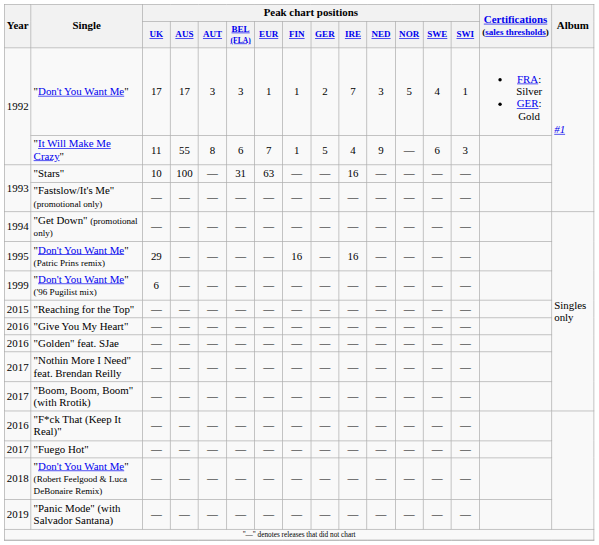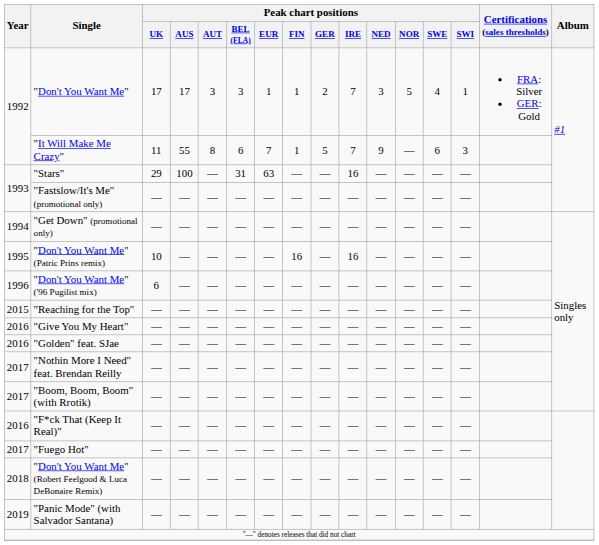(353, 150) 4 -> (353, 150) 7
(156, 173) 10 -> (156, 173) 29
(156, 256) 29 -> (156, 256) 10
(18, 285) 1999 -> (18, 285) 1996
